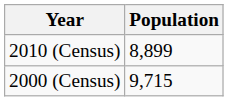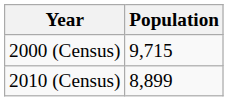rows swapped: (65, 80) <-> (65, 50)
